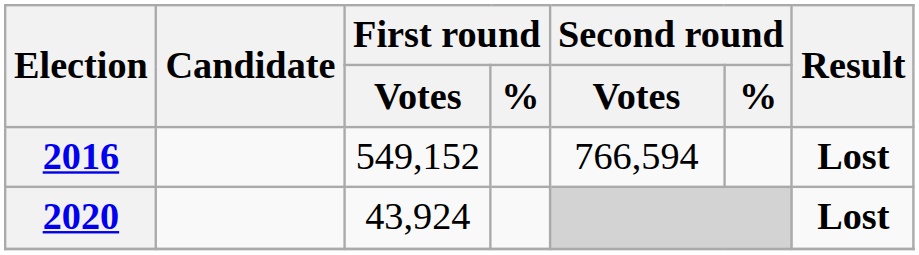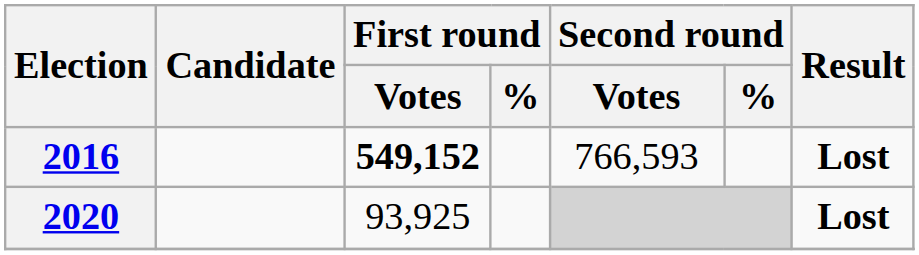(418, 156) normal -> (418, 156) bold
(636, 156) 766,594 -> (636, 156) 766,593
(418, 216) 43,924 -> (418, 216) 93,925
